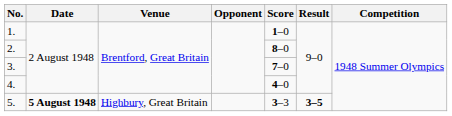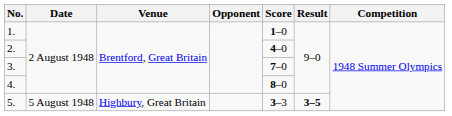(280, 48) 8–0 -> (279, 48) 4–0
(280, 84) 4–0 -> (279, 84) 8–0
(62, 102) bold -> (61, 102) normal
